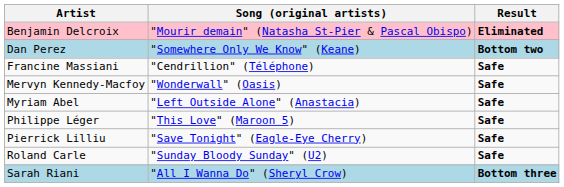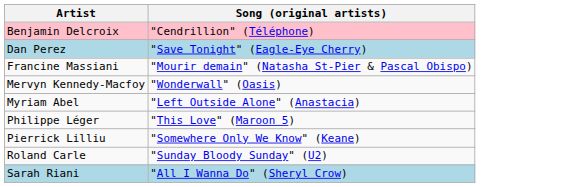- column: (517, 13)
(311, 31) "Mourir demain" (Natasha St-Pier & Pascal Obispo) -> (232, 31) "Cendrillion" (Téléphone)
(255, 49) "Somewhere Only We Know" (Keane) -> (259, 49) "Save Tonight" (Eagle-Eye Cherry)
(232, 67) "Cendrillion" (Téléphone) -> (311, 67) "Mourir demain" (Natasha St-Pier & Pascal Obispo)
(259, 138) "Save Tonight" (Eagle-Eye Cherry) -> (255, 138) "Somewhere Only We Know" (Keane)
